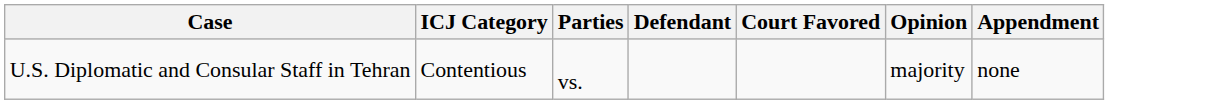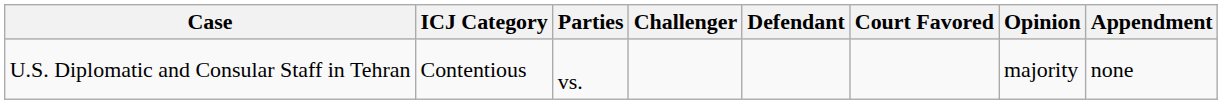+ column: (685, 21)
